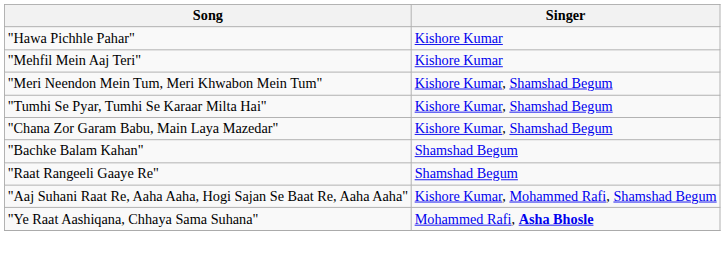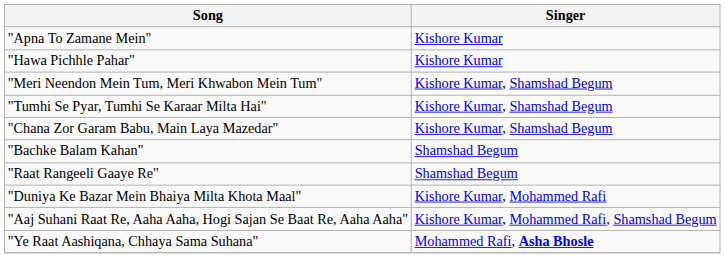+ row: (80, 38)
- row: (74, 60)
+ row: (155, 196)
